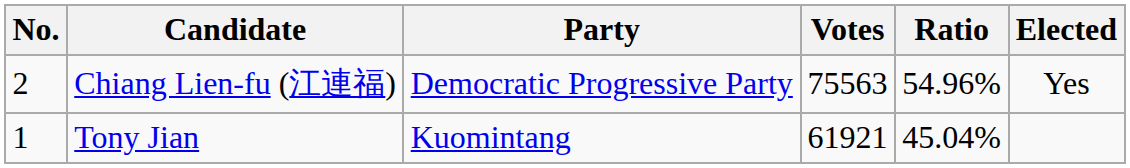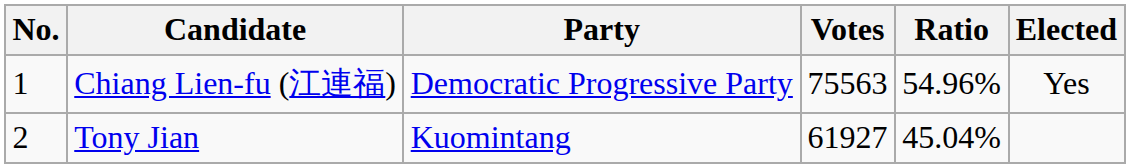(20, 83) 2 -> (20, 83) 1
(20, 137) 1 -> (20, 137) 2
(848, 137) 61921 -> (848, 137) 61927
